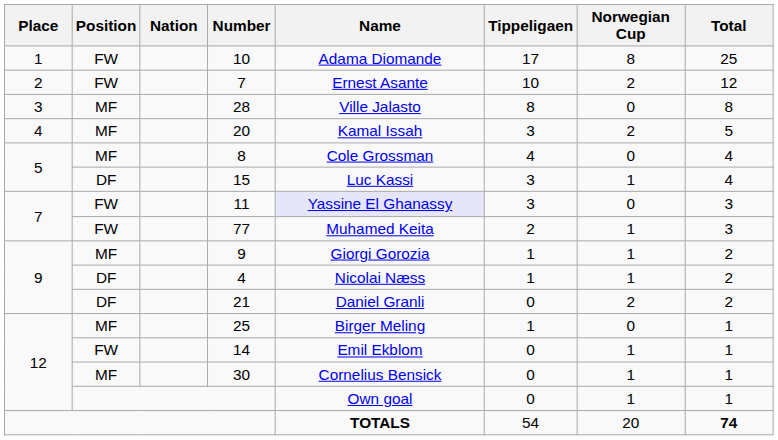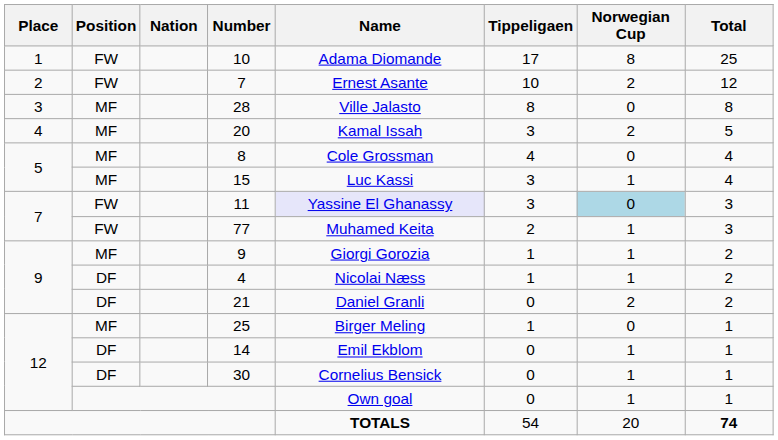(106, 180) DF -> (106, 180) MF
(631, 204) no background -> (631, 204) lightblue background
(106, 350) FW -> (106, 350) DF
(106, 374) MF -> (106, 374) DF
